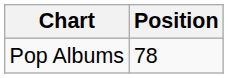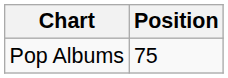(146, 55) 78 -> (146, 55) 75
